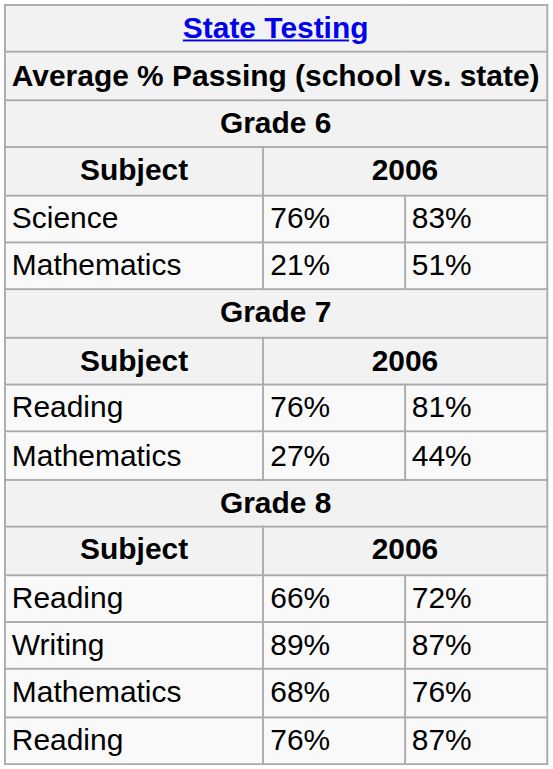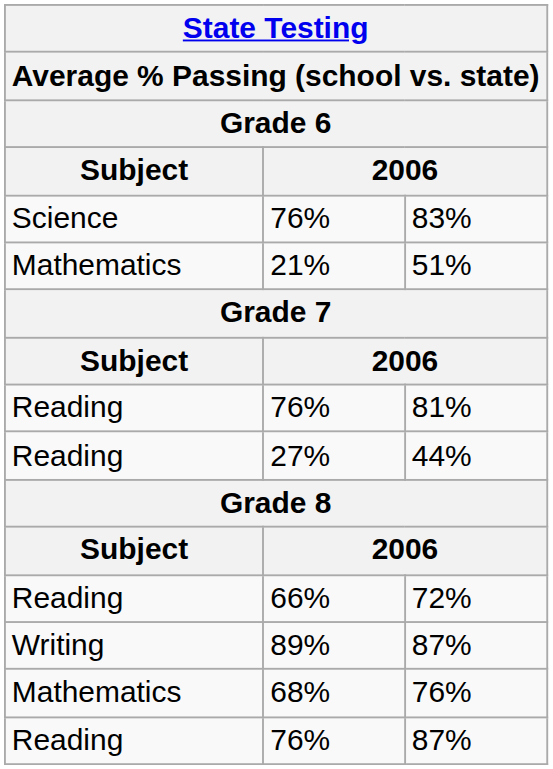(97, 455) Mathematics -> (68, 455) Reading
